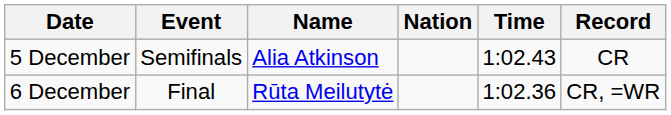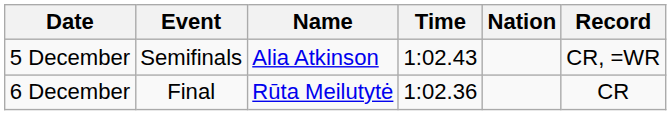columns swapped: (438, 22) <-> (519, 22)
(613, 57) CR -> (613, 57) CR, =WR
(613, 92) CR, =WR -> (613, 92) CR
